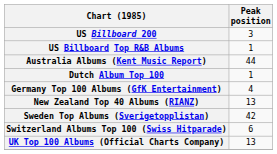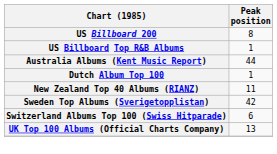(251, 34) 3 -> (251, 34) 8
- row: (117, 88)
(251, 102) 13 -> (251, 88) 11
